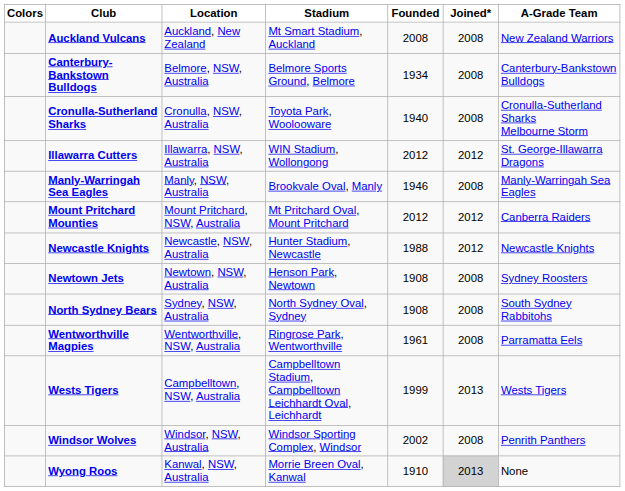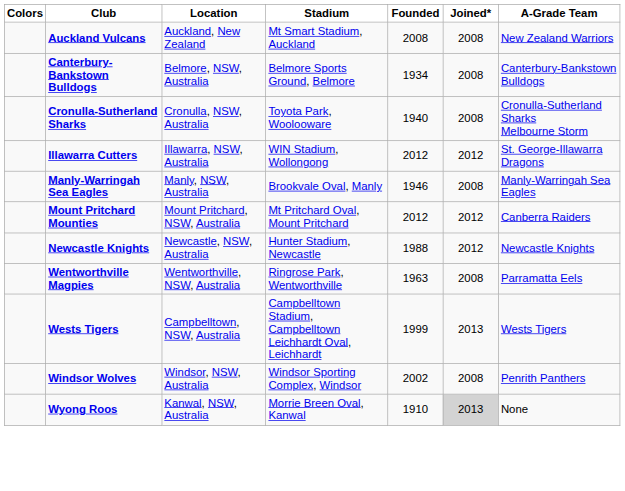- row: (86, 279)
- row: (102, 309)
(415, 340) 1961 -> (415, 279) 1963
